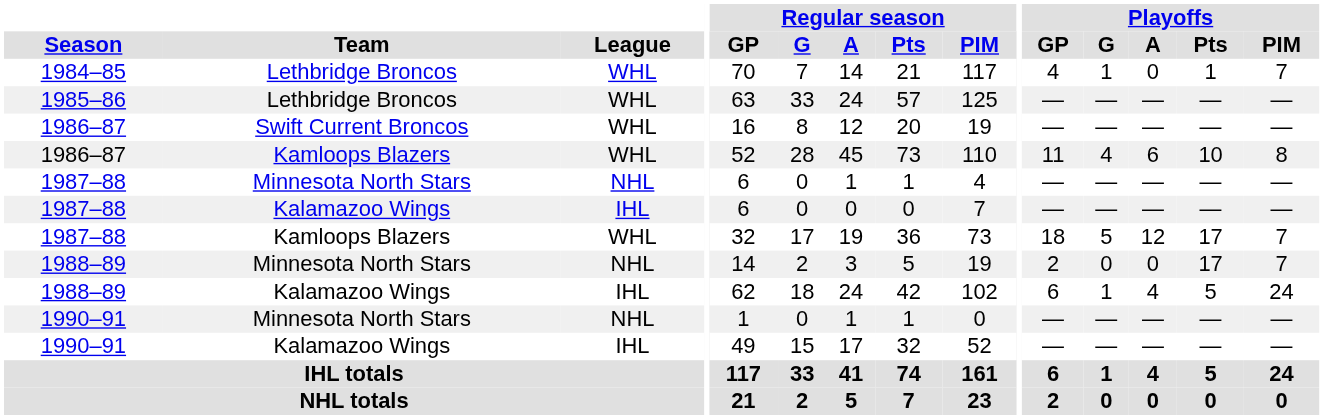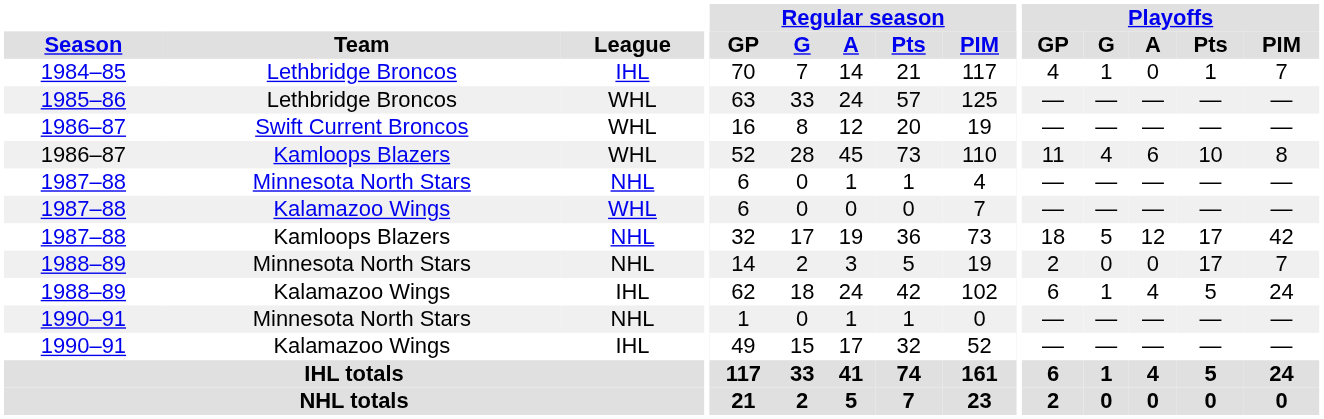(632, 72) WHL -> (632, 72) IHL
(632, 209) IHL -> (632, 209) WHL
(632, 236) WHL -> (632, 236) NHL
(1282, 236) 7 -> (1281, 236) 42
